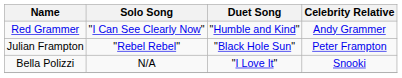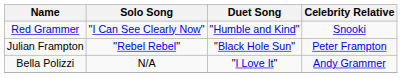(349, 30) Andy Grammer -> (349, 30) Snooki
(349, 64) Snooki -> (349, 64) Andy Grammer
